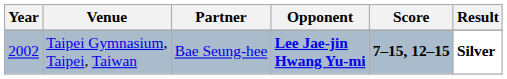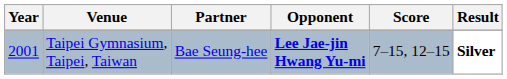(24, 52) 2002 -> (24, 52) 2001
(411, 52) bold -> (411, 52) normal
